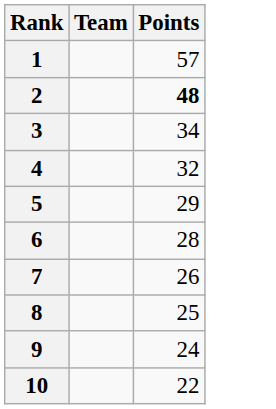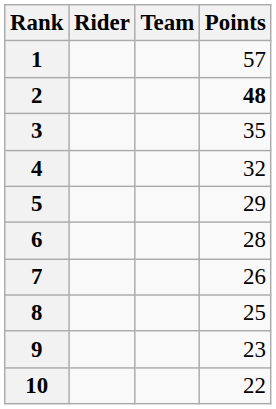+ column: (102, 22)
(188, 131) 34 -> (254, 131) 35
(188, 349) 24 -> (254, 349) 23
